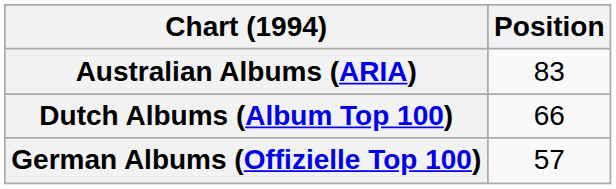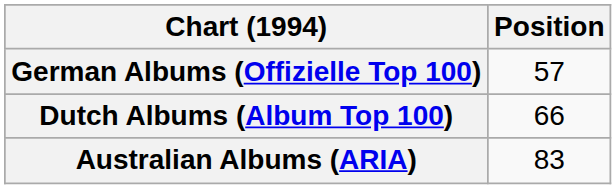rows swapped: (246, 71) <-> (246, 159)
